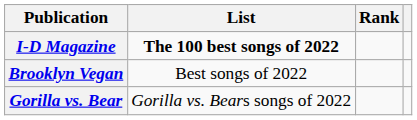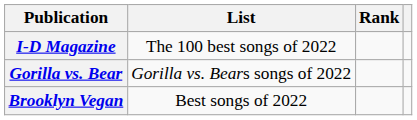(241, 45) bold -> (241, 45) normal
rows swapped: (66, 73) <-> (66, 100)
